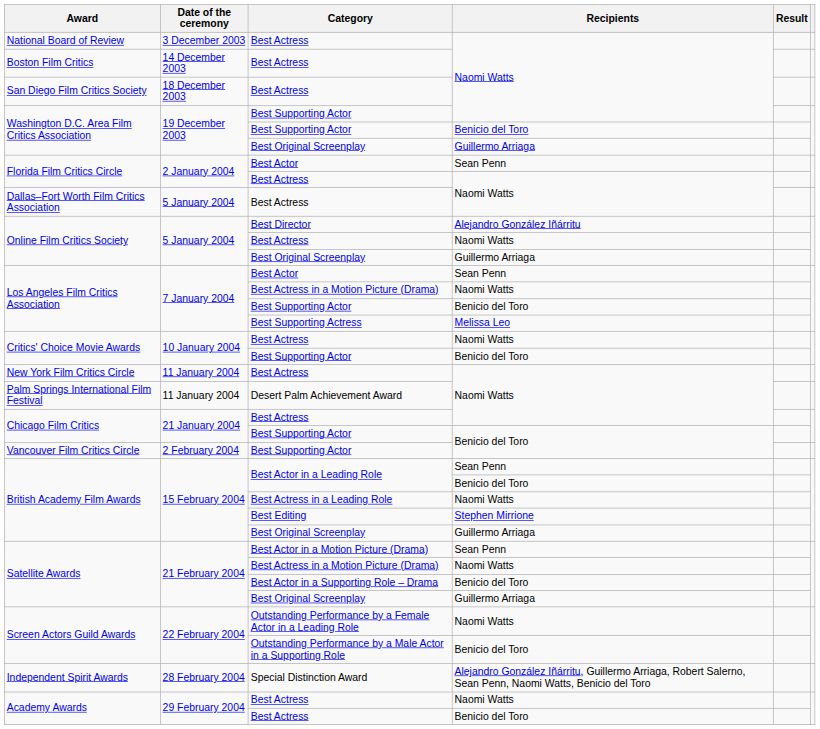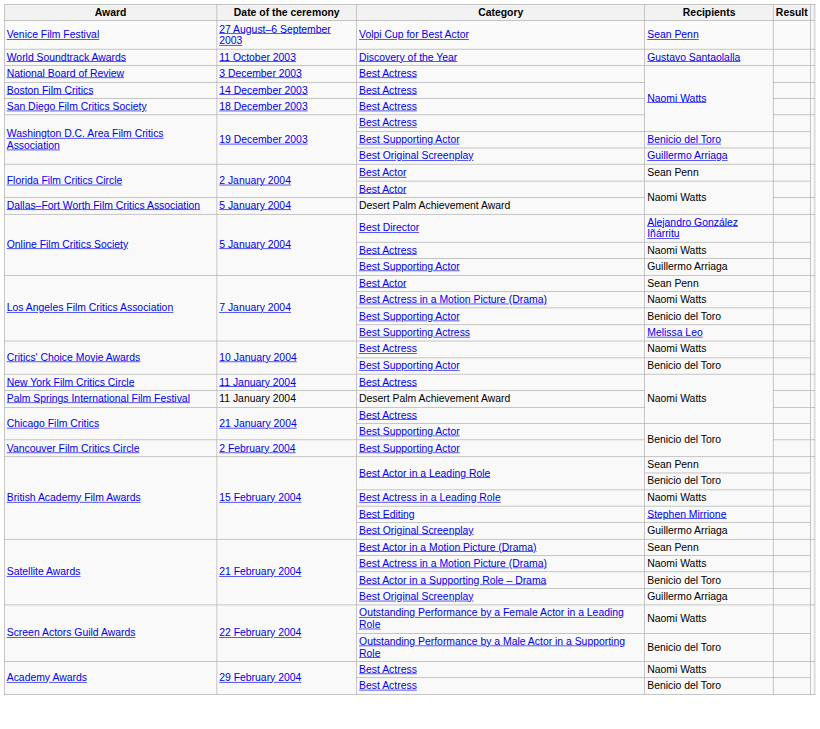+ row: (53, 35)
+ row: (66, 57)
(301, 113) Best Supporting Actor -> (388, 123) Best Actress
(280, 179) Best Actress -> (383, 189) Best Actor
(280, 202) Best Actress -> (435, 205) Desert Palm Achievement Award
(308, 257) Best Original Screenplay -> (409, 267) Best Supporting Actor
- row: (67, 677)
